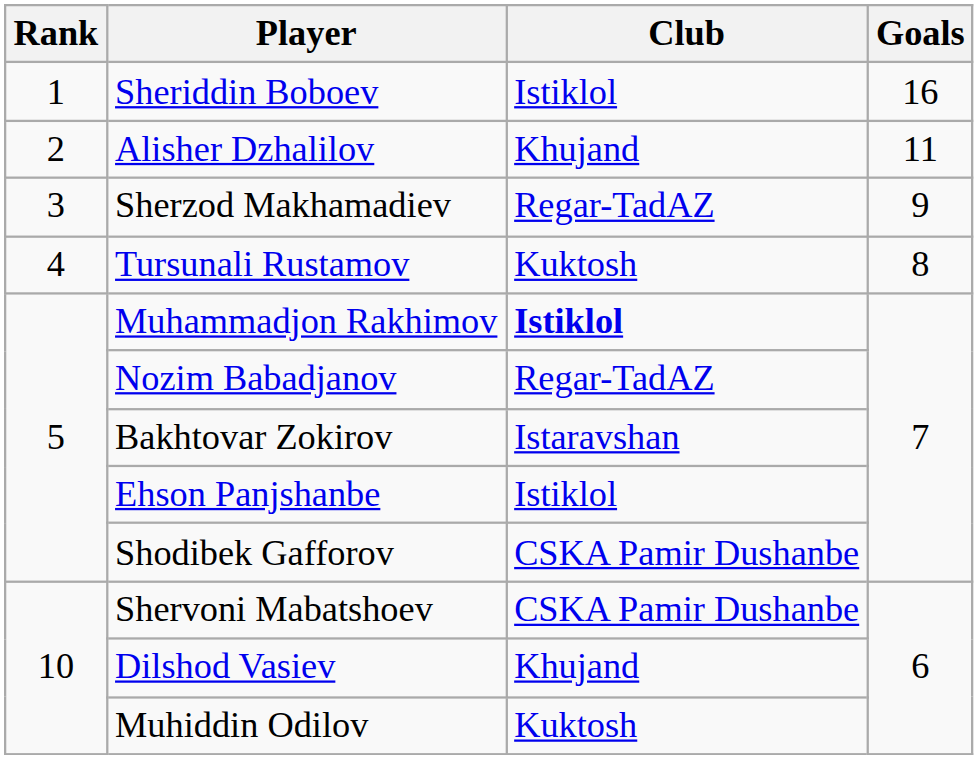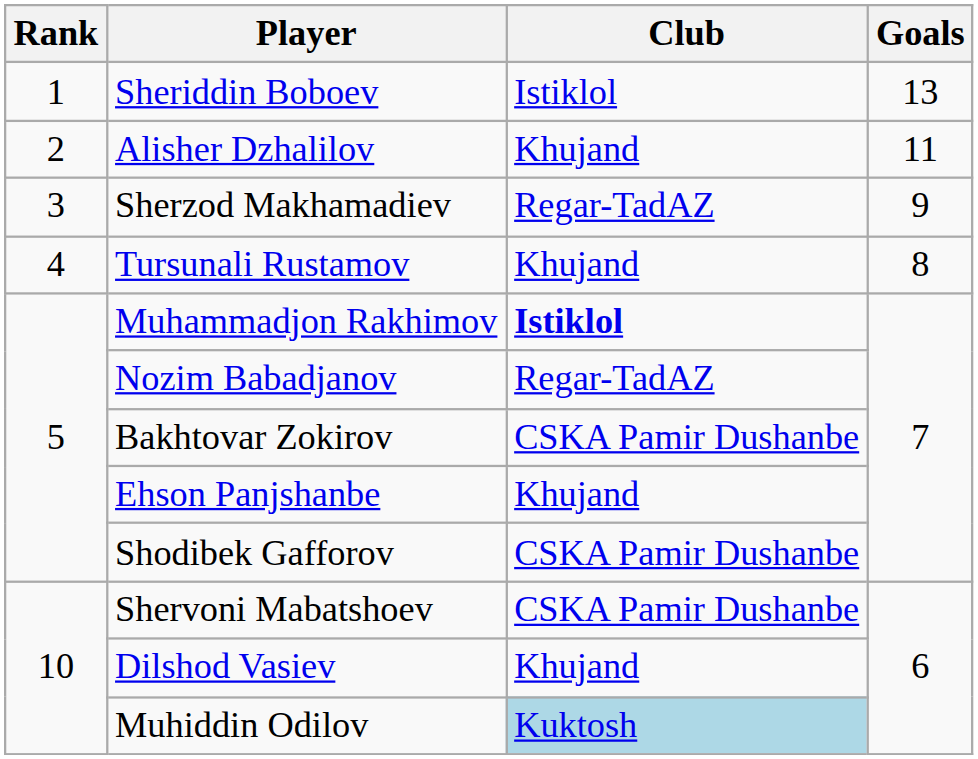(920, 90) 16 -> (920, 90) 13
(576, 263) Kuktosh -> (577, 263) Khujand
(597, 436) Istaravshan -> (687, 436) CSKA Pamir Dushanbe
(566, 494) Istiklol -> (577, 494) Khujand
(576, 724) no background -> (576, 724) lightblue background
